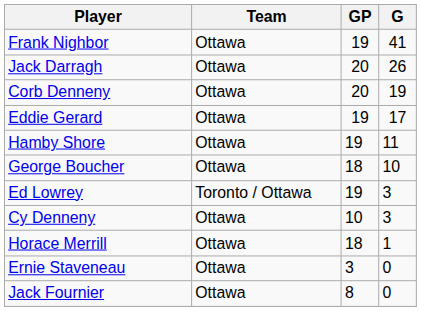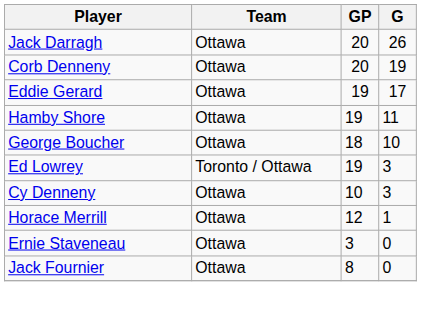- row: (58, 42)
(354, 243) 18 -> (354, 218) 12
